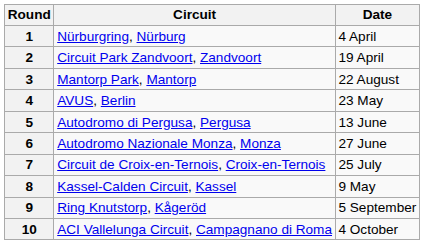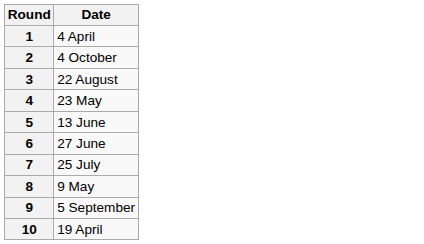- column: (195, 15)
(361, 58) 19 April -> (87, 58) 4 October
(368, 229) 4 October -> (80, 229) 19 April
